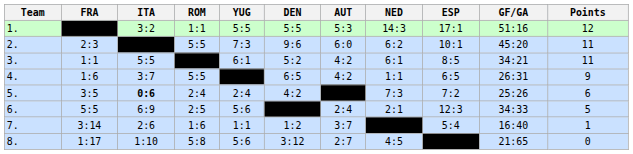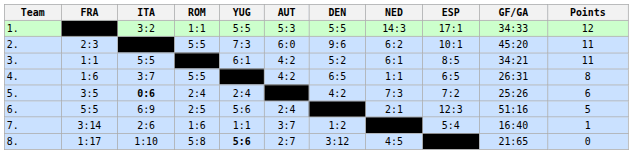columns swapped: (343, 12) <-> (292, 12)
(513, 29) 51:16 -> (513, 29) 34:33
(588, 77) 9 -> (588, 77) 8
(513, 109) 34:33 -> (513, 109) 51:16
(242, 141) normal -> (242, 141) bold
